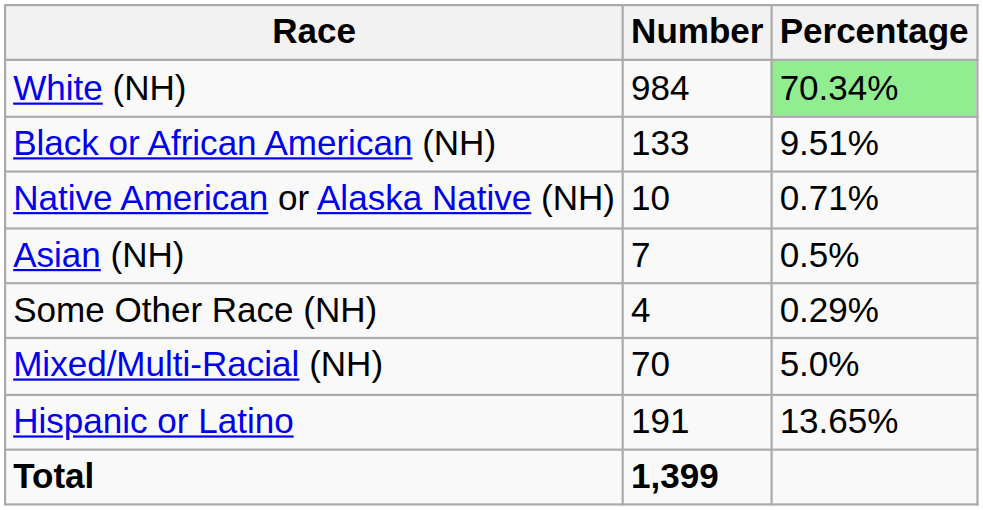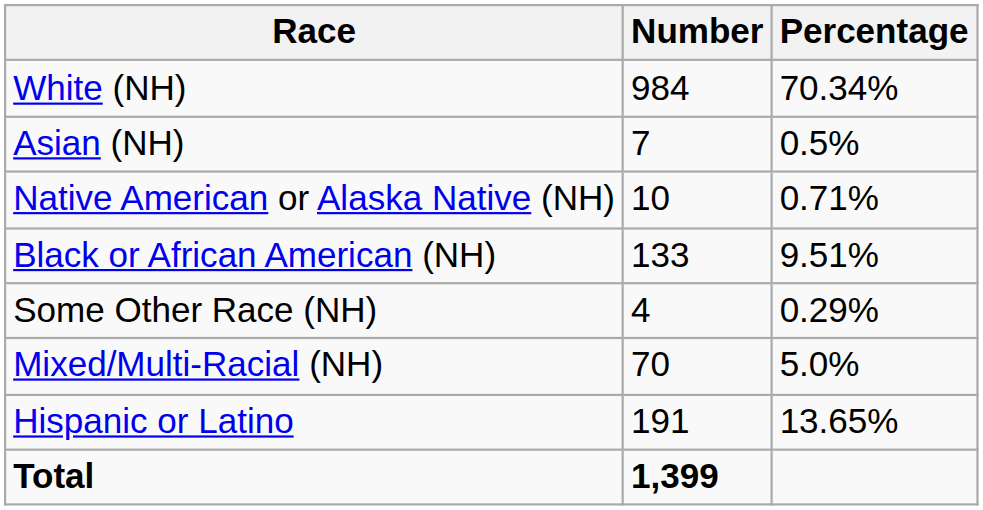(839, 87) lightgreen background -> (839, 87) no background
rows swapped: (255, 143) <-> (99, 254)
